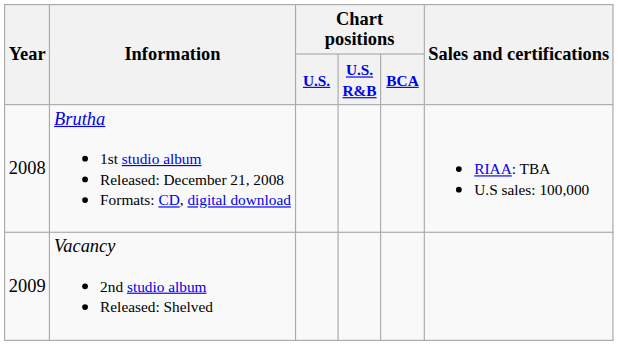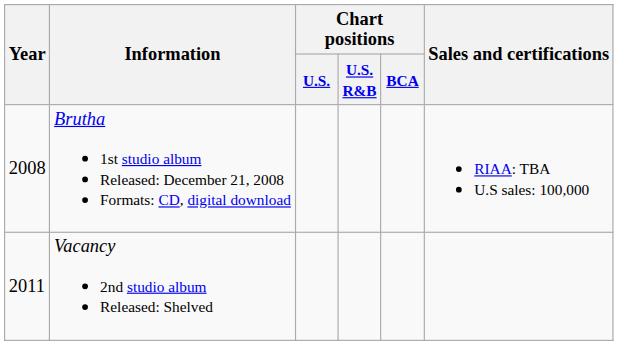(27, 286) 2009 -> (27, 286) 2011
